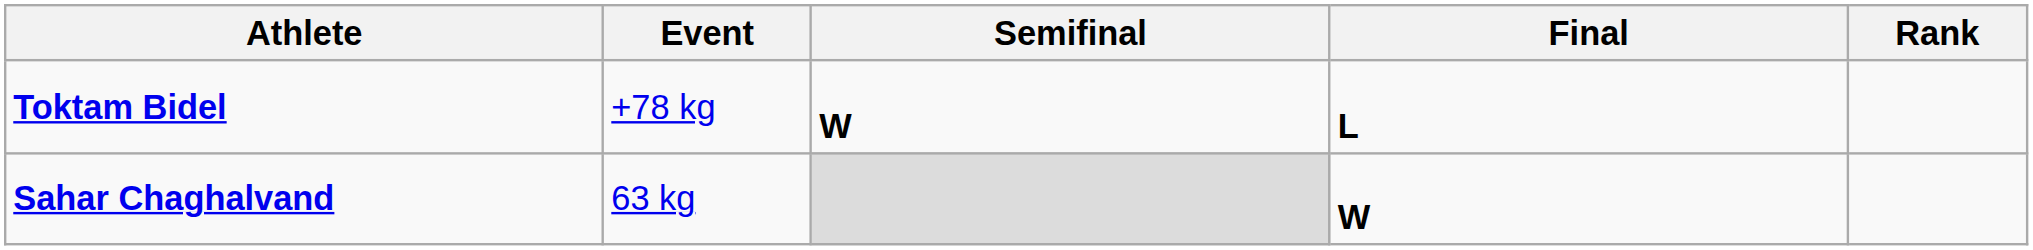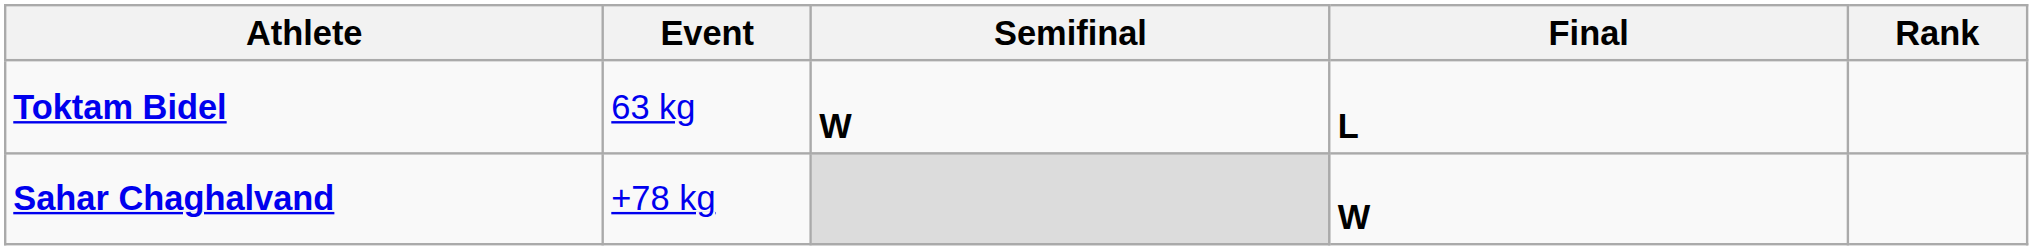(663, 106) +78 kg -> (653, 106) 63 kg
(653, 199) 63 kg -> (663, 199) +78 kg
